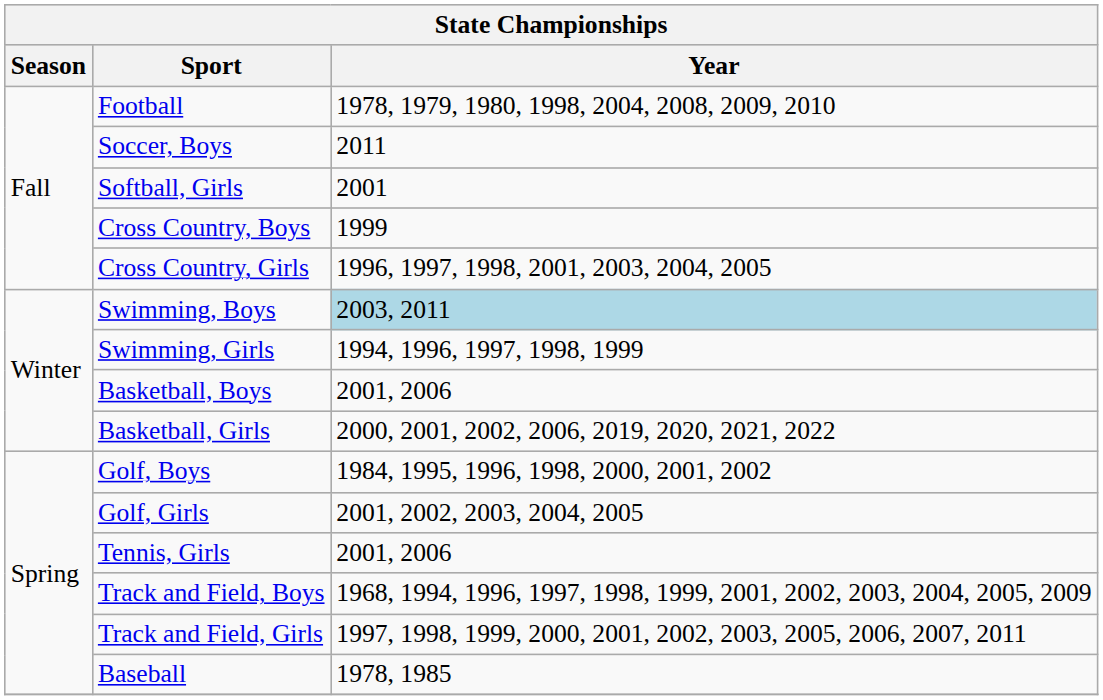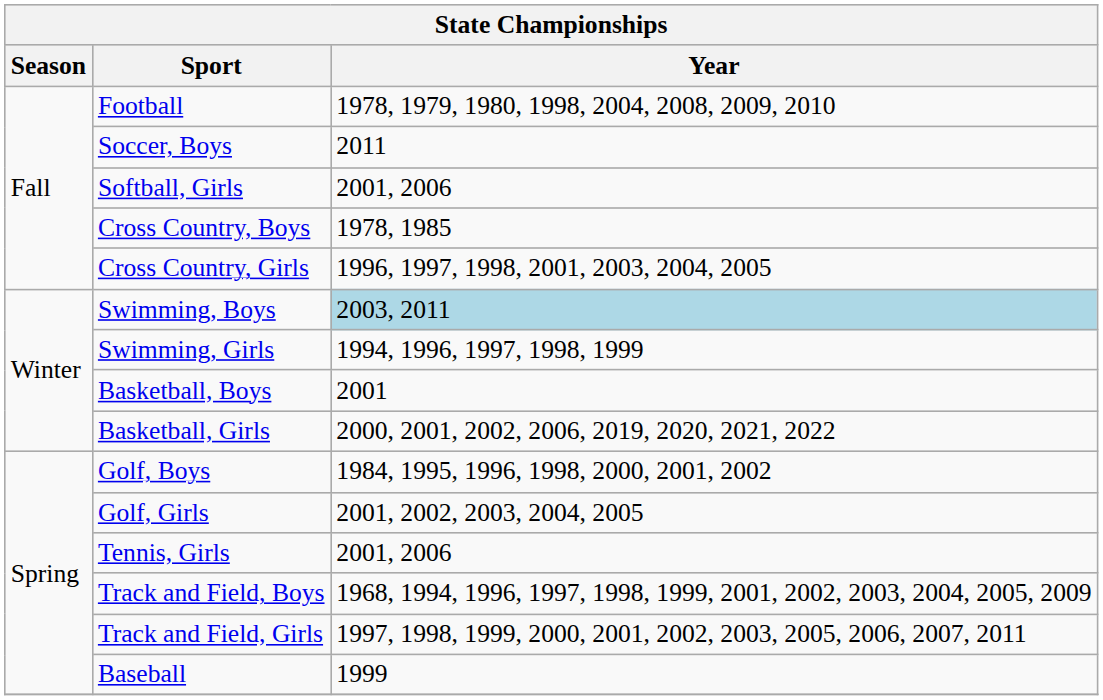(362, 187) 2001 -> (394, 187) 2001, 2006
(362, 227) 1999 -> (394, 227) 1978, 1985
(394, 390) 2001, 2006 -> (362, 390) 2001
(394, 674) 1978, 1985 -> (362, 674) 1999
